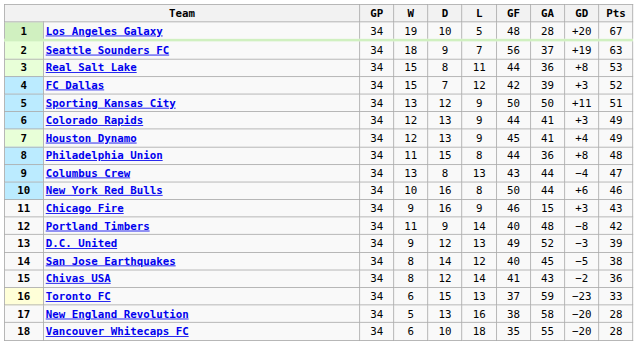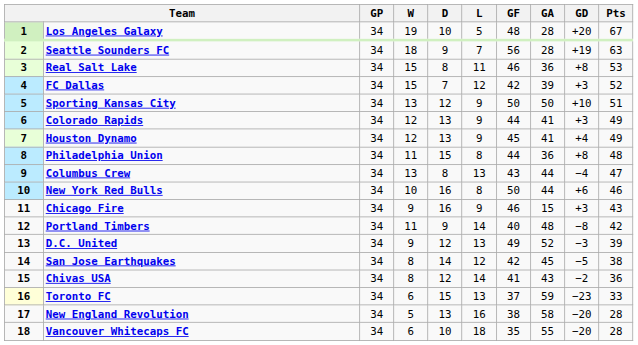(548, 50) 37 -> (548, 50) 28
(513, 68) 44 -> (513, 68) 46
(582, 103) +11 -> (582, 103) +10
(513, 261) 40 -> (513, 261) 42
